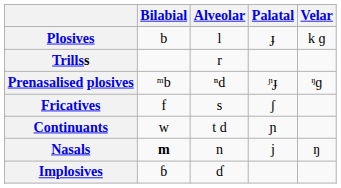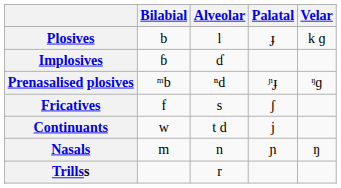rows swapped: (71, 171) <-> (71, 60)
(273, 127) ɲ -> (273, 127) j
(164, 149) bold -> (164, 149) normal
(273, 149) j -> (273, 149) ɲ
